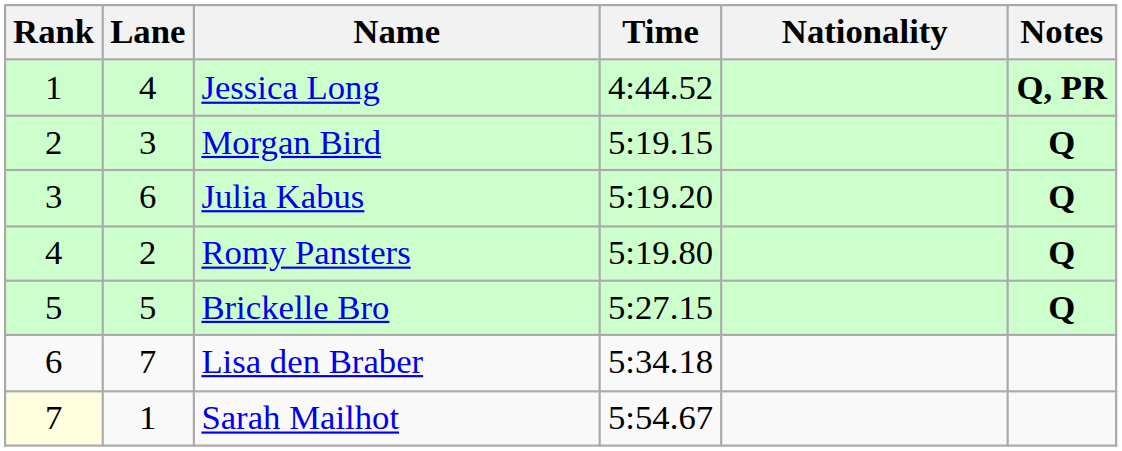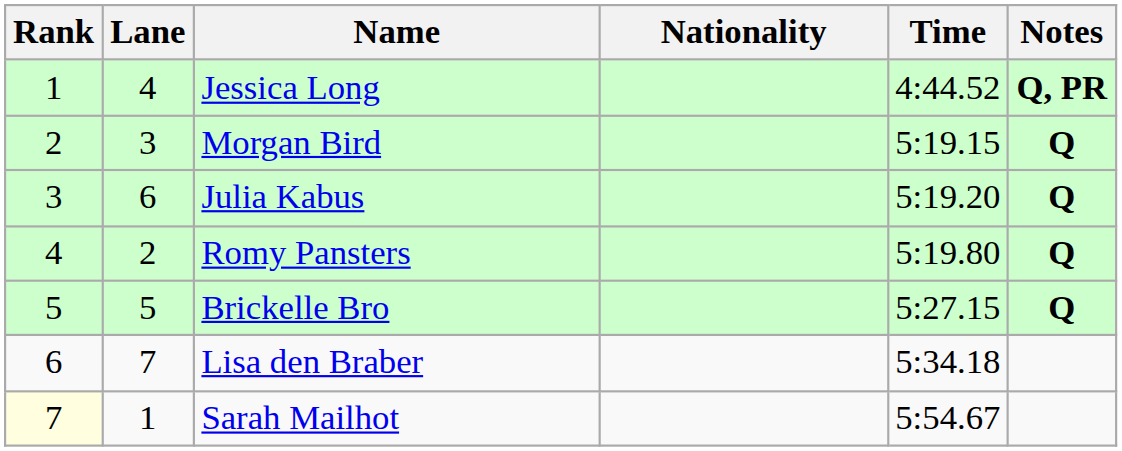columns swapped: (865, 32) <-> (661, 32)
